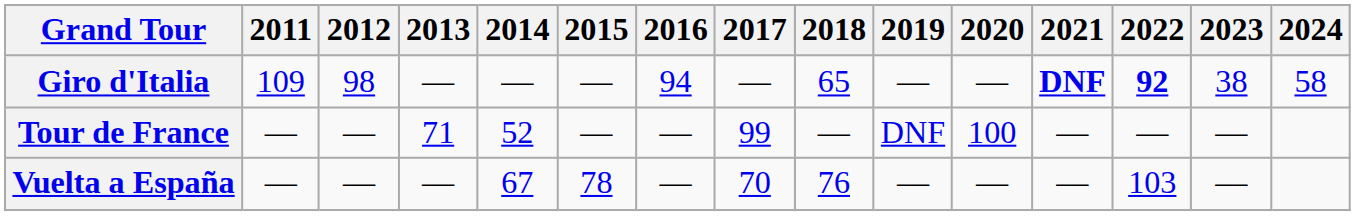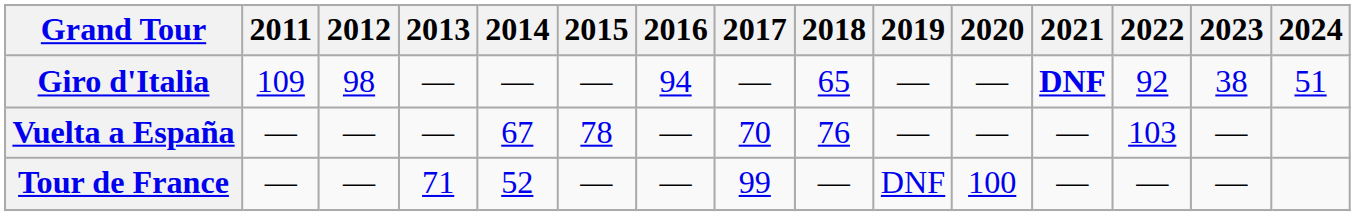(1152, 81) bold -> (1152, 81) normal
(1311, 81) 58 -> (1311, 81) 51
rows swapped: (124, 132) <-> (124, 183)
